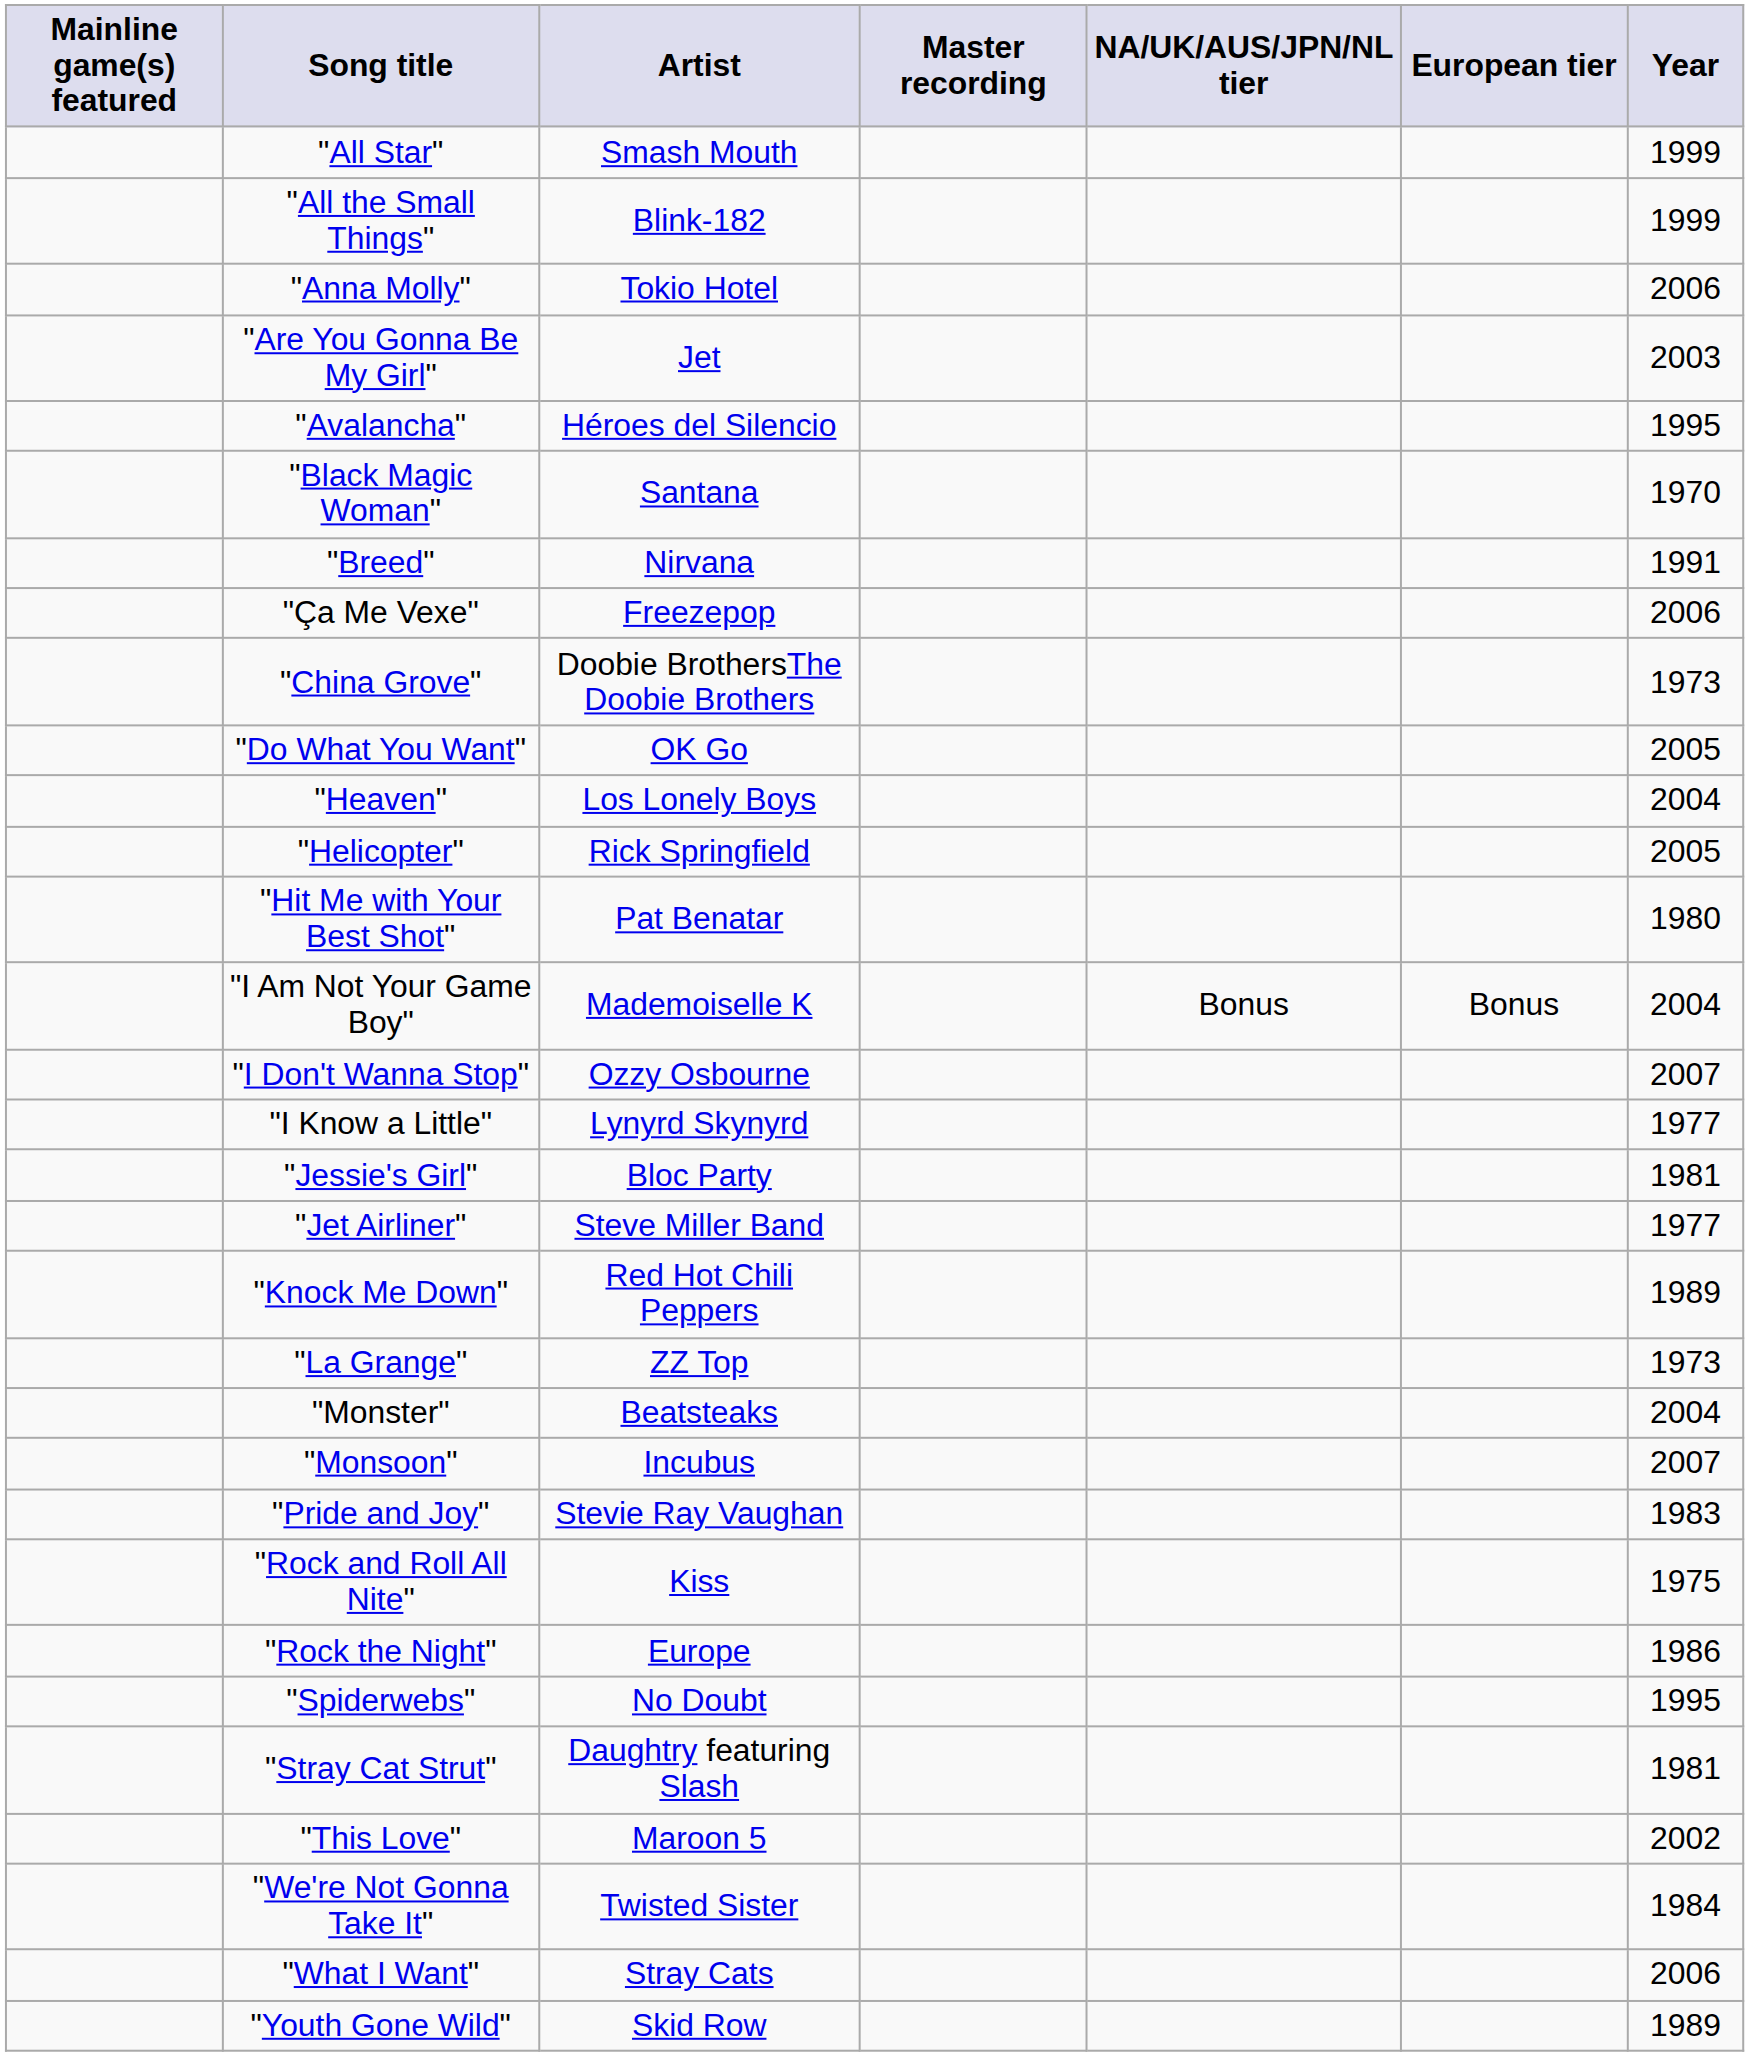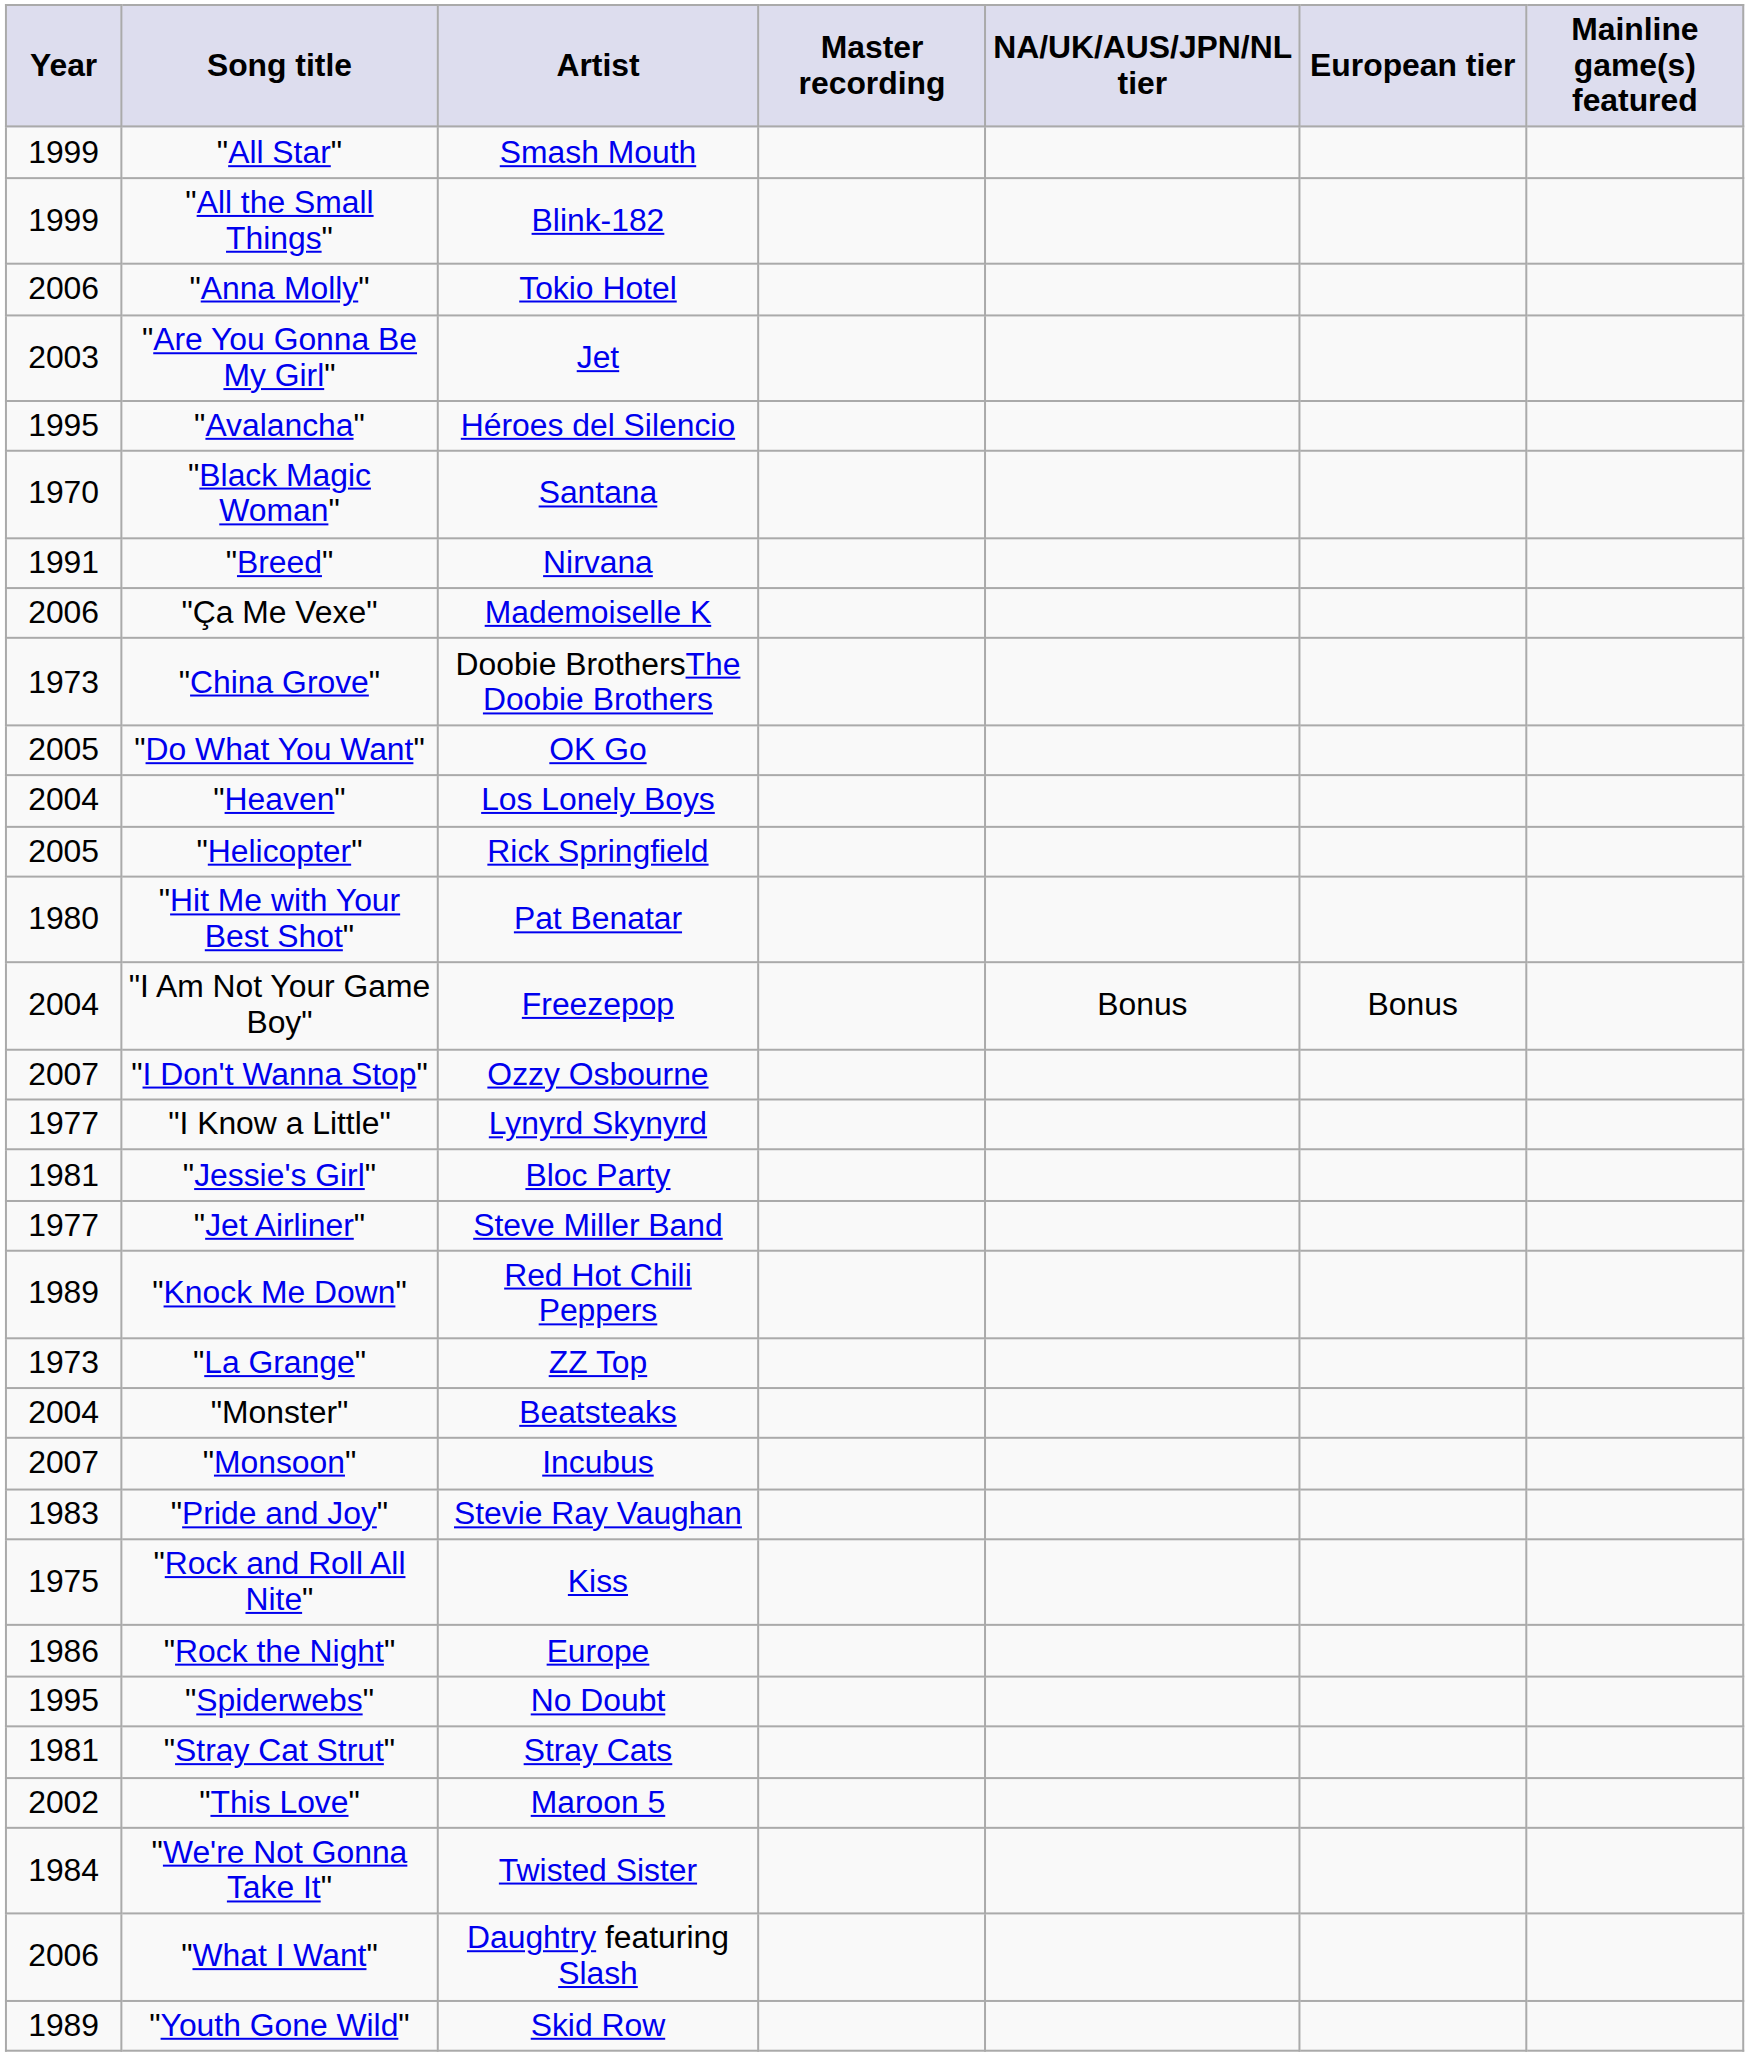columns swapped: (1686, 65) <-> (114, 65)
(699, 612) Freezepop -> (598, 612) Mademoiselle K
(699, 1005) Mademoiselle K -> (598, 1005) Freezepop
(699, 1769) Daughtry featuring Slash -> (598, 1751) Stray Cats
(699, 1974) Stray Cats -> (598, 1956) Daughtry featuring Slash
